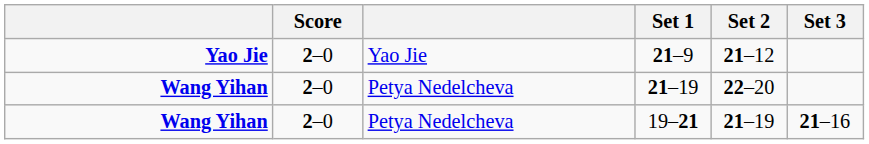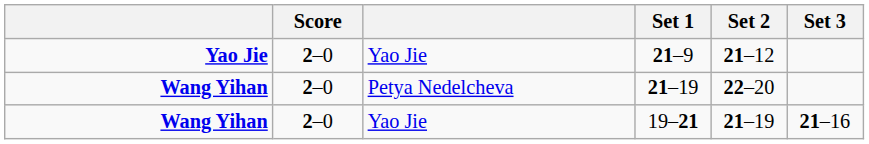(441, 122) Petya Nedelcheva -> (397, 122) Yao Jie
